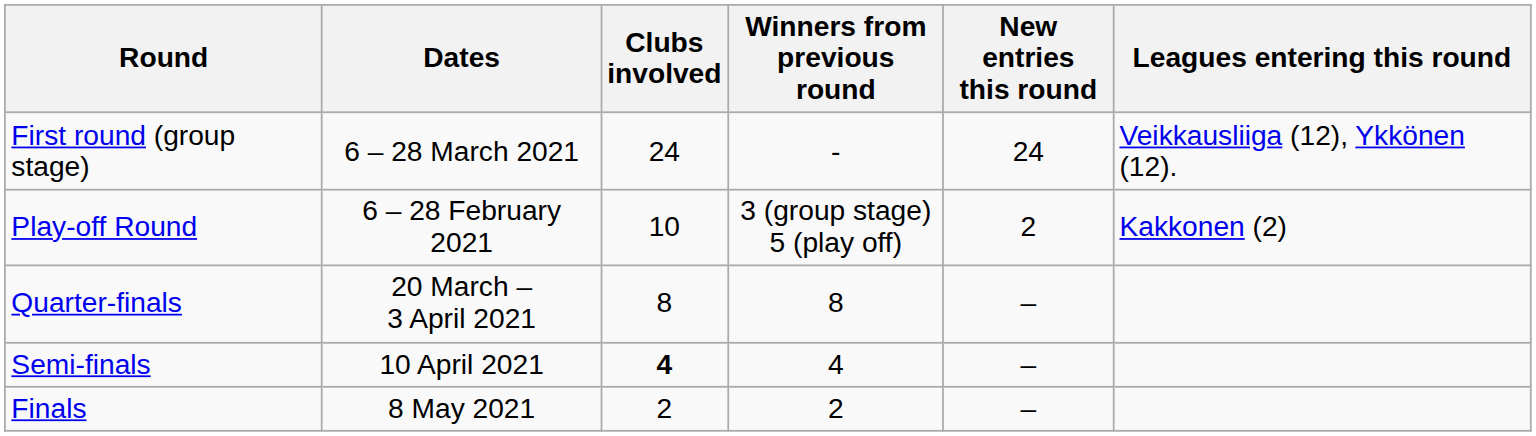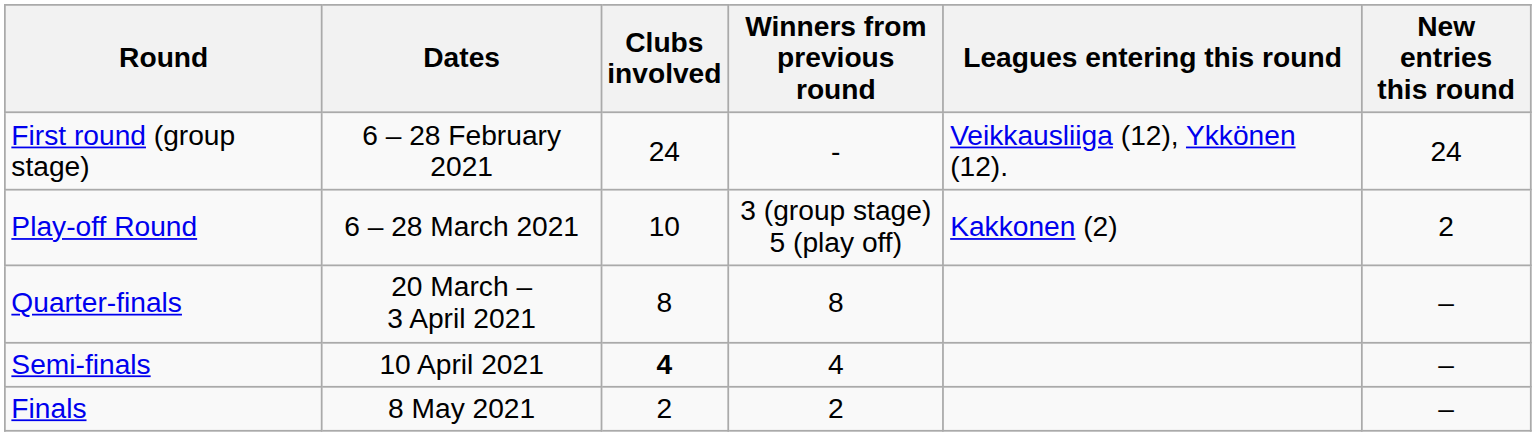columns swapped: (1028, 58) <-> (1322, 58)
(462, 150) 6 – 28 March 2021 -> (462, 150) 6 – 28 February 2021
(462, 227) 6 – 28 February 2021 -> (462, 227) 6 – 28 March 2021
